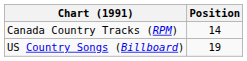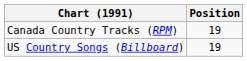(215, 30) 14 -> (215, 30) 19
